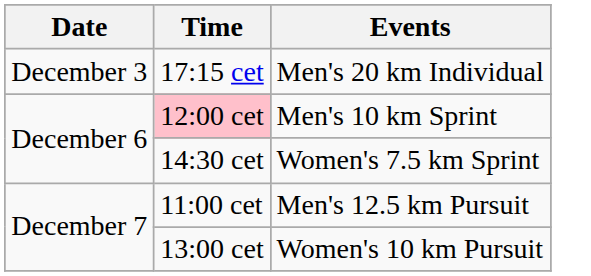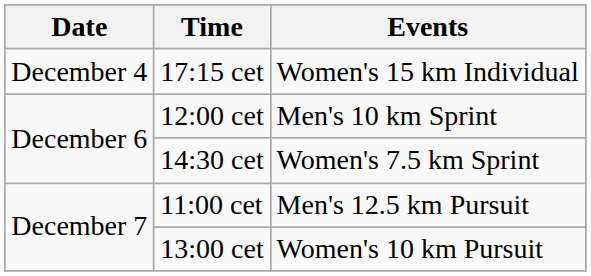- row: (410, 71)
+ row: (428, 71)
(212, 115) pink background -> (212, 115) no background
